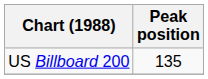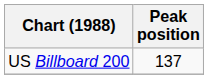(168, 61) 135 -> (168, 61) 137
